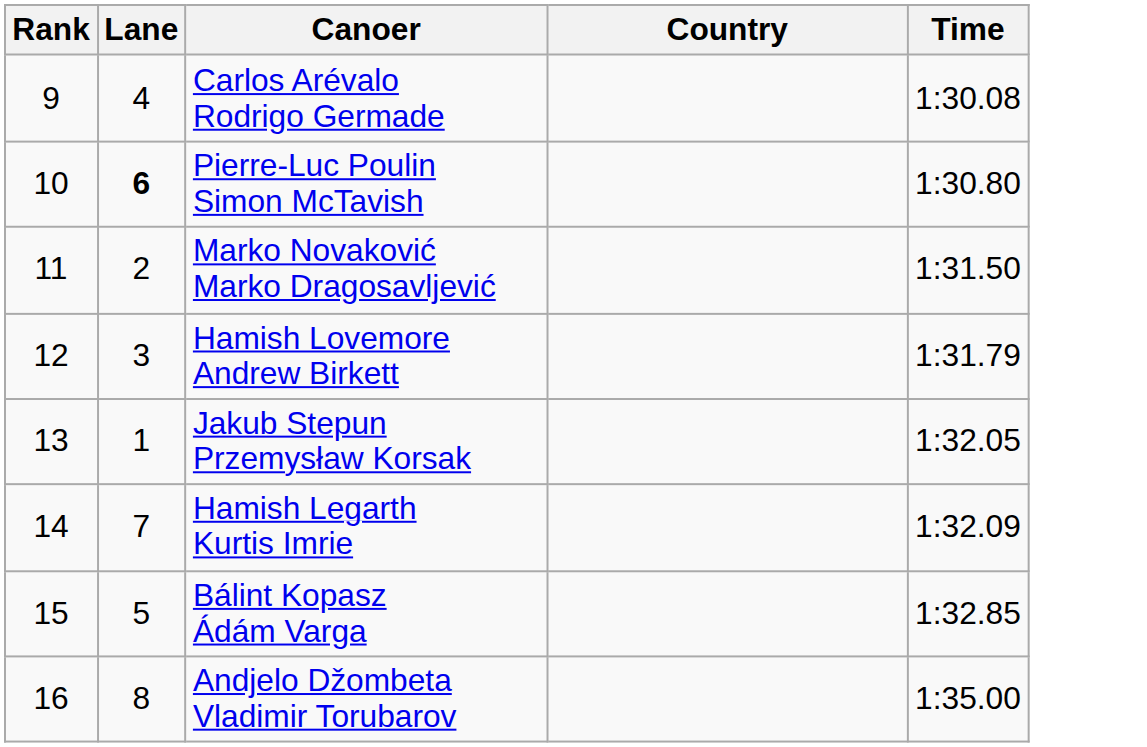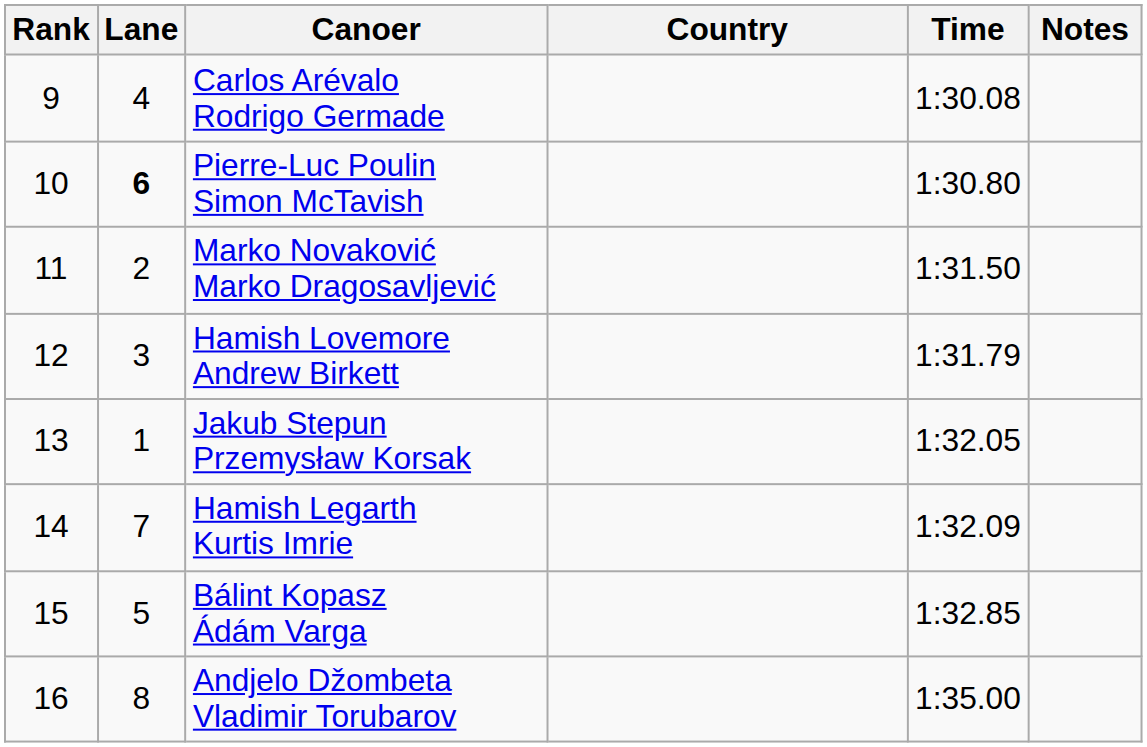+ column: (1085, 29)
